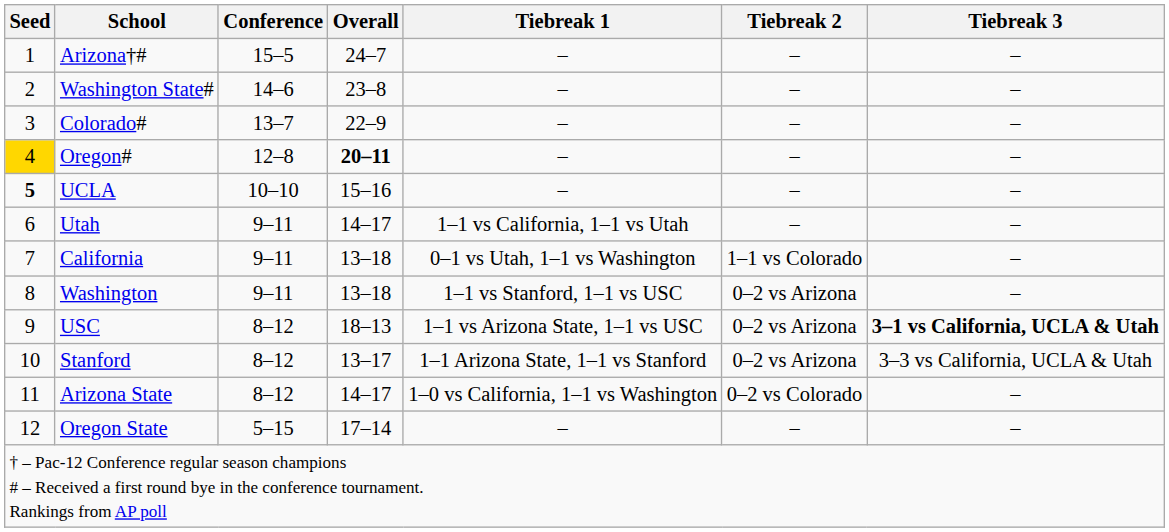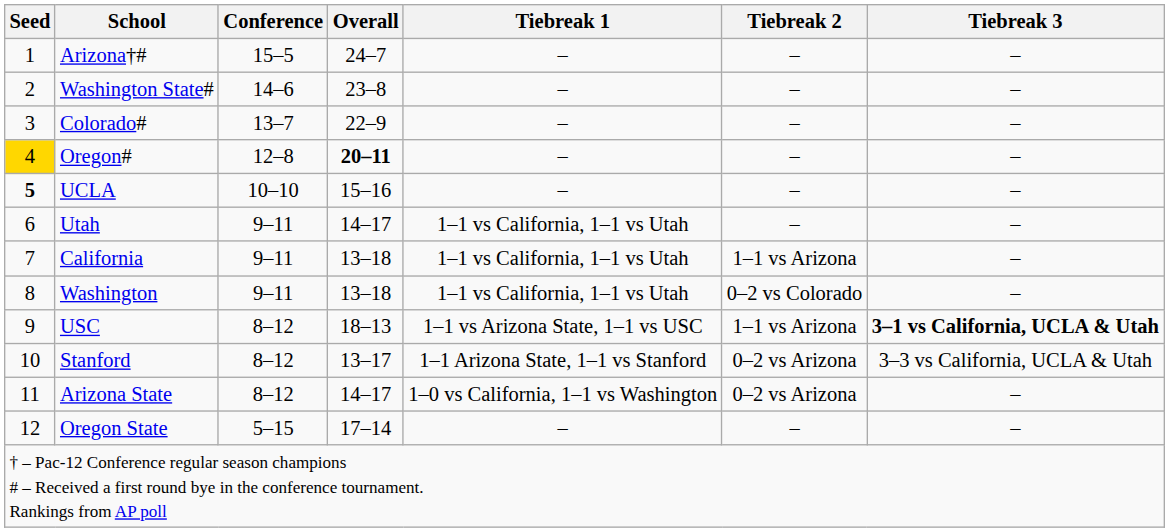(563, 258) 0–1 vs Utah, 1–1 vs Washington -> (563, 258) 1–1 vs California, 1–1 vs Utah
(795, 258) 1–1 vs Colorado -> (795, 258) 1–1 vs Arizona
(563, 292) 1–1 vs Stanford, 1–1 vs USC -> (563, 292) 1–1 vs California, 1–1 vs Utah
(795, 292) 0–2 vs Arizona -> (795, 292) 0–2 vs Colorado
(795, 326) 0–2 vs Arizona -> (795, 326) 1–1 vs Arizona
(795, 393) 0–2 vs Colorado -> (795, 393) 0–2 vs Arizona
